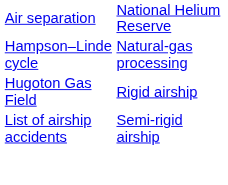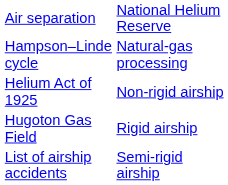+ row: (48, 91)
